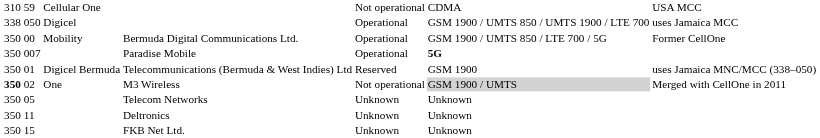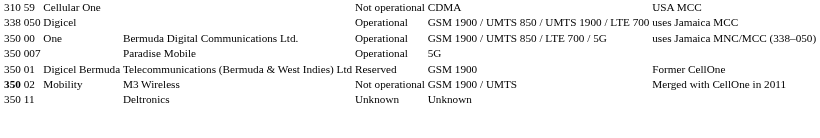(63, 38) Mobility -> (53, 38) One
(689, 38) Former CellOne -> (734, 38) uses Jamaica MNC/MCC (338–050)
(435, 53) bold -> (435, 53) normal
(734, 69) uses Jamaica MNC/MCC (338–050) -> (689, 69) Former CellOne
(53, 84) One -> (63, 84) Mobility
(472, 84) lightgrey background -> (472, 84) no background
- row: (29, 99)
- row: (29, 130)
